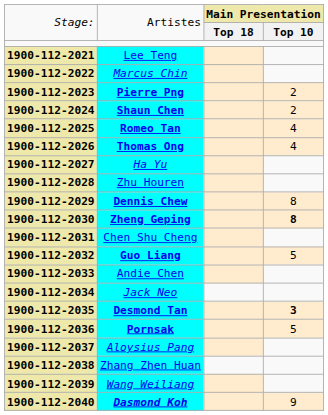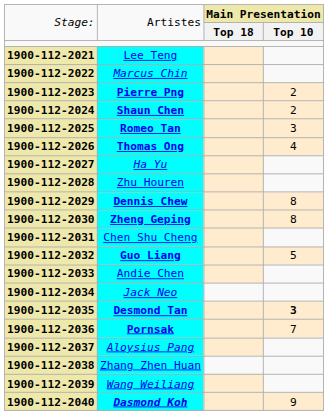(293, 128) 4 -> (293, 128) 3
(293, 219) bold -> (293, 219) normal
(293, 329) 5 -> (293, 329) 7
